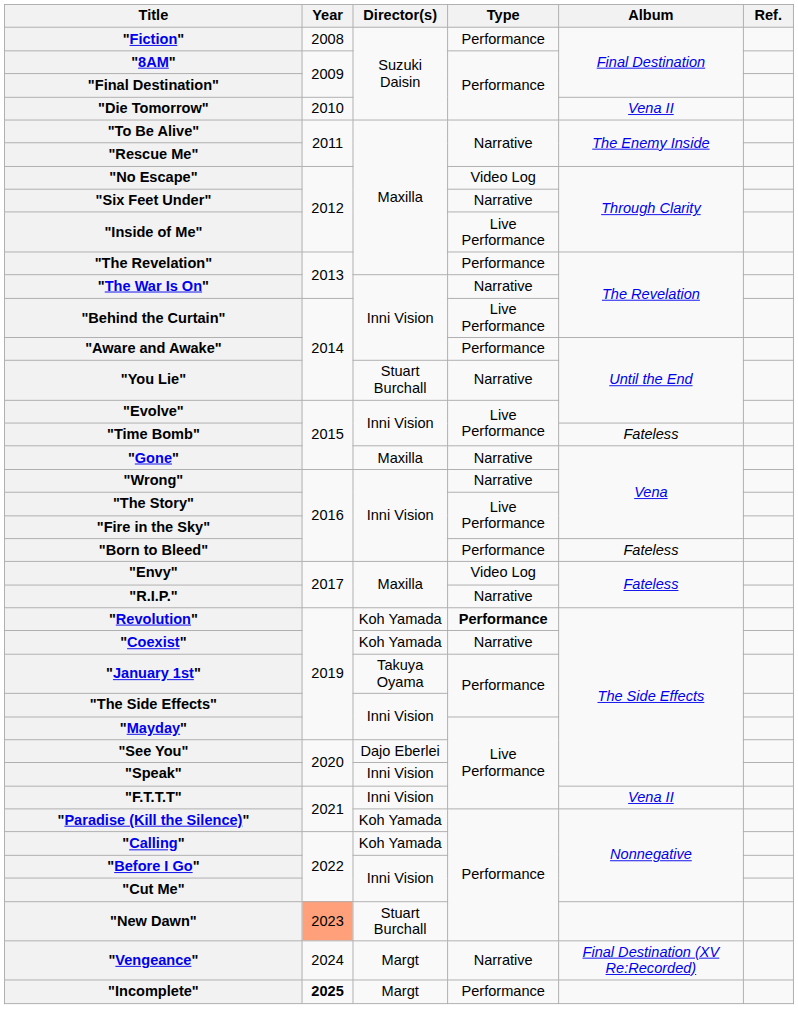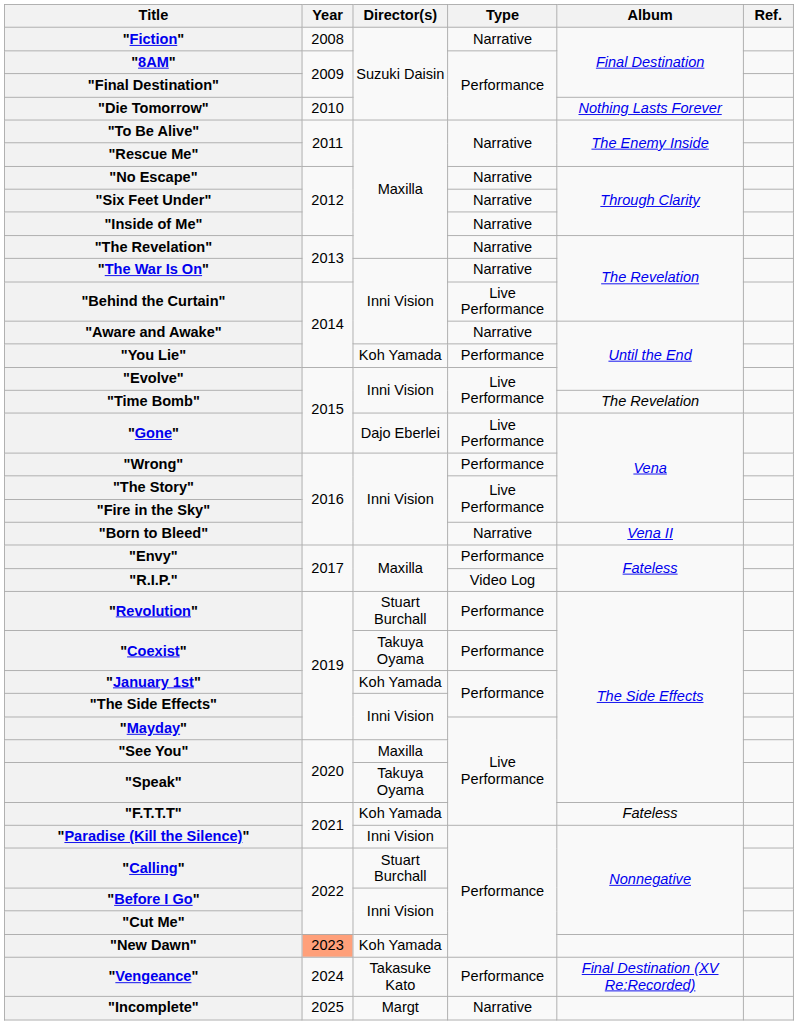(503, 39) Performance -> (503, 39) Narrative
(651, 108) Vena II -> (650, 108) Nothing Lasts Forever
(503, 177) Video Log -> (503, 177) Narrative
(503, 232) Live Performance -> (503, 223) Narrative
(503, 263) Performance -> (503, 246) Narrative
(503, 348) Performance -> (503, 332) Narrative
(400, 380) Stuart Burchall -> (400, 355) Koh Yamada
(503, 380) Narrative -> (503, 355) Performance
(651, 434) Fateless -> (650, 401) The Revelation
(400, 457) Maxilla -> (400, 433) Dajo Eberlei
(503, 457) Narrative -> (503, 433) Live Performance
(503, 480) Narrative -> (503, 464) Performance
(503, 550) Performance -> (503, 533) Narrative
(651, 550) Fateless -> (650, 533) Vena II
(503, 573) Video Log -> (503, 556) Performance
(503, 596) Narrative -> (503, 579) Video Log
(400, 619) Koh Yamada -> (400, 611) Stuart Burchall
(503, 619) bold -> (503, 611) normal
(400, 642) Koh Yamada -> (400, 650) Takuya Oyama
(503, 642) Narrative -> (503, 650) Performance
(400, 673) Takuya Oyama -> (400, 681) Koh Yamada
(400, 751) Dajo Eberlei -> (400, 751) Maxilla
(400, 774) Inni Vision -> (400, 782) Takuya Oyama
(400, 797) Inni Vision -> (400, 813) Koh Yamada
(651, 797) Vena II -> (650, 813) Fateless
(400, 820) Koh Yamada -> (400, 836) Inni Vision
(400, 843) Koh Yamada -> (400, 868) Stuart Burchall
(400, 921) Stuart Burchall -> (400, 945) Koh Yamada
(400, 960) Margt -> (400, 976) Takasuke Kato
(503, 960) Narrative -> (503, 976) Performance
(328, 991) bold -> (328, 1008) normal
(503, 991) Performance -> (503, 1008) Narrative
